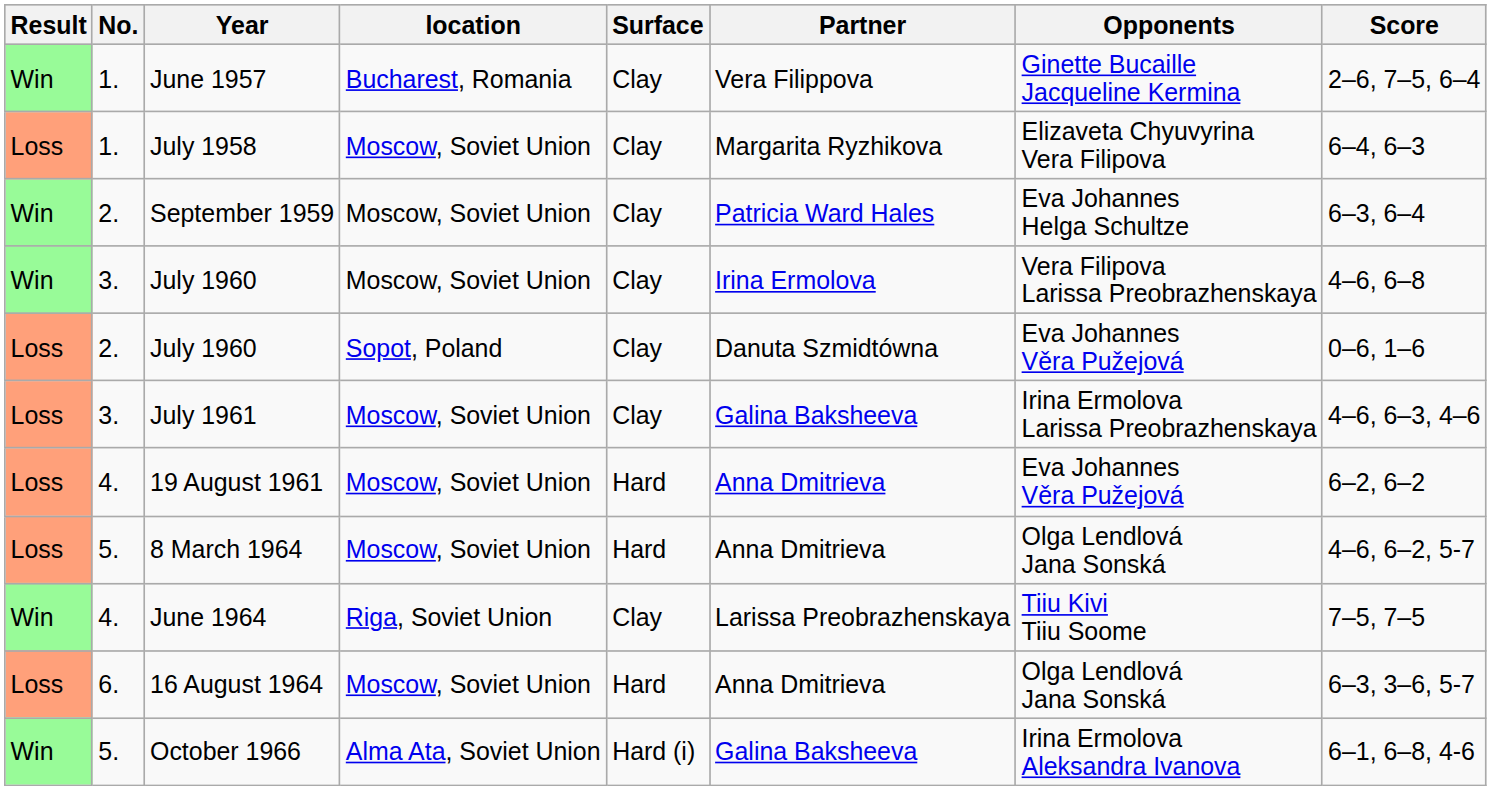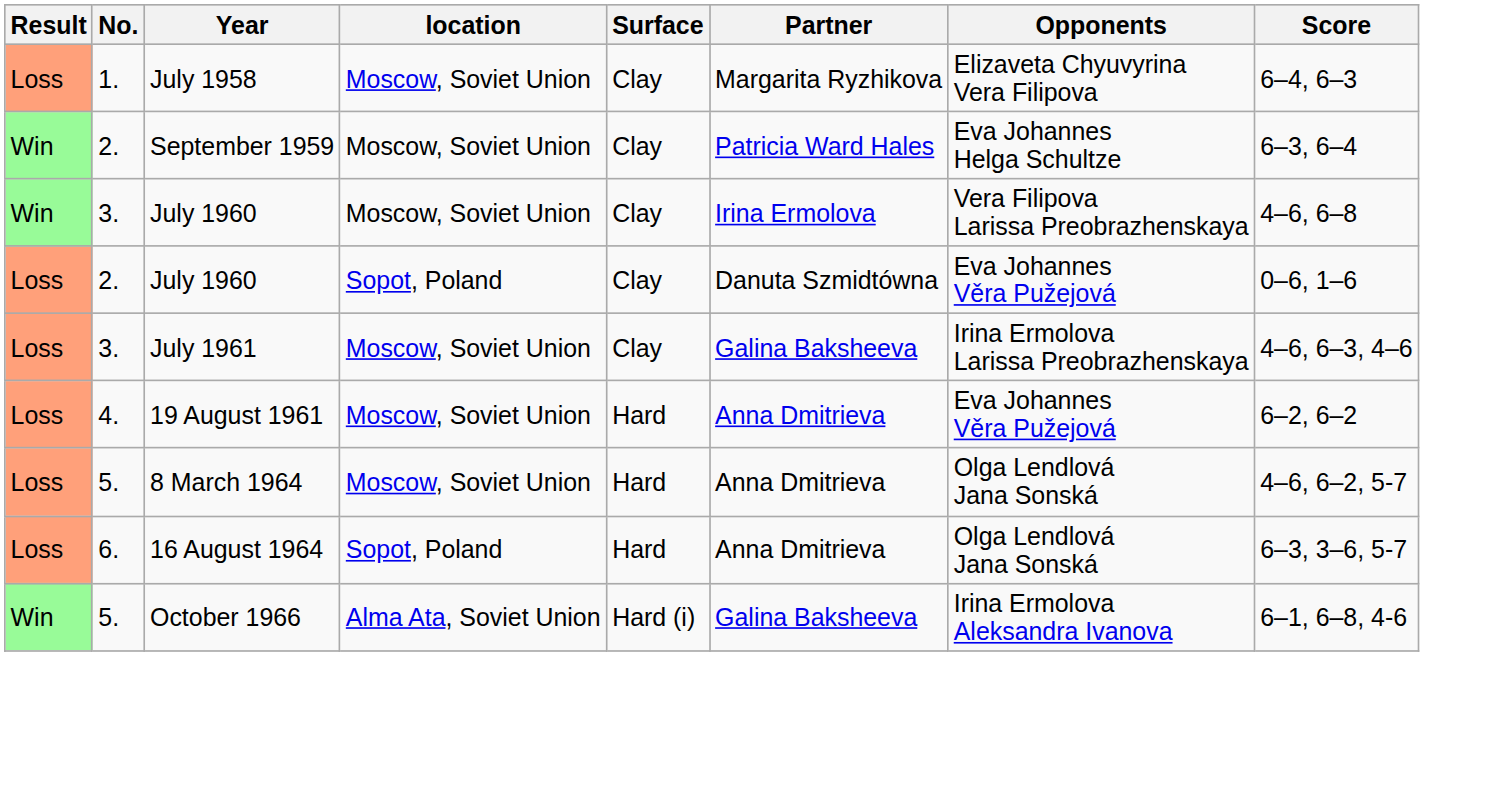- row: (109, 78)
- row: (109, 617)
(468, 684) Moscow, Soviet Union -> (424, 550) Sopot, Poland
